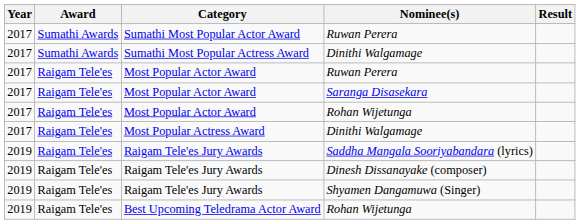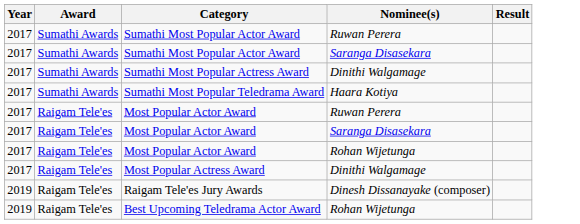+ row: (212, 53)
+ row: (224, 92)
- row: (193, 151)
- row: (193, 190)
